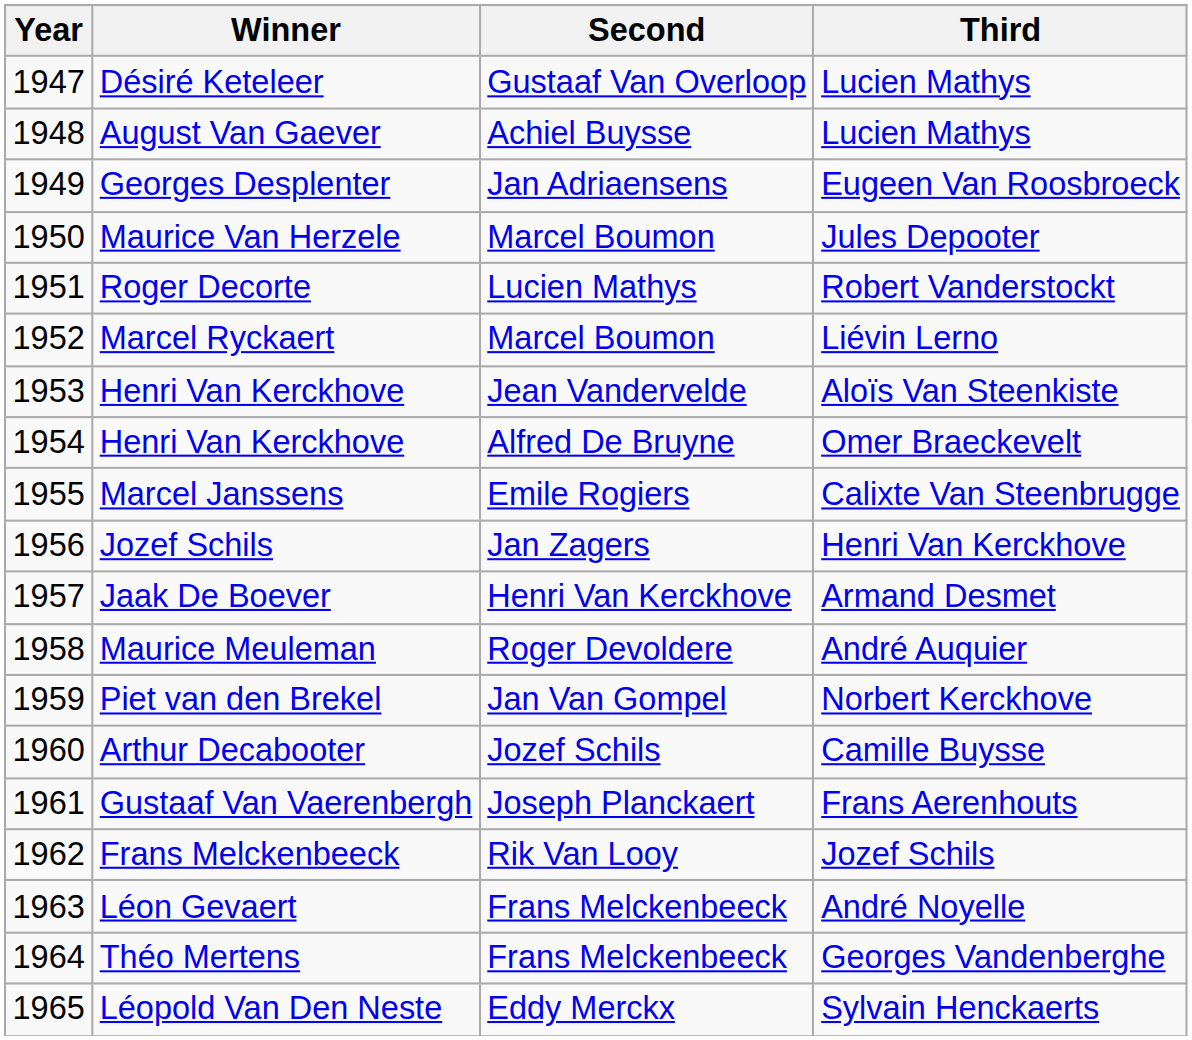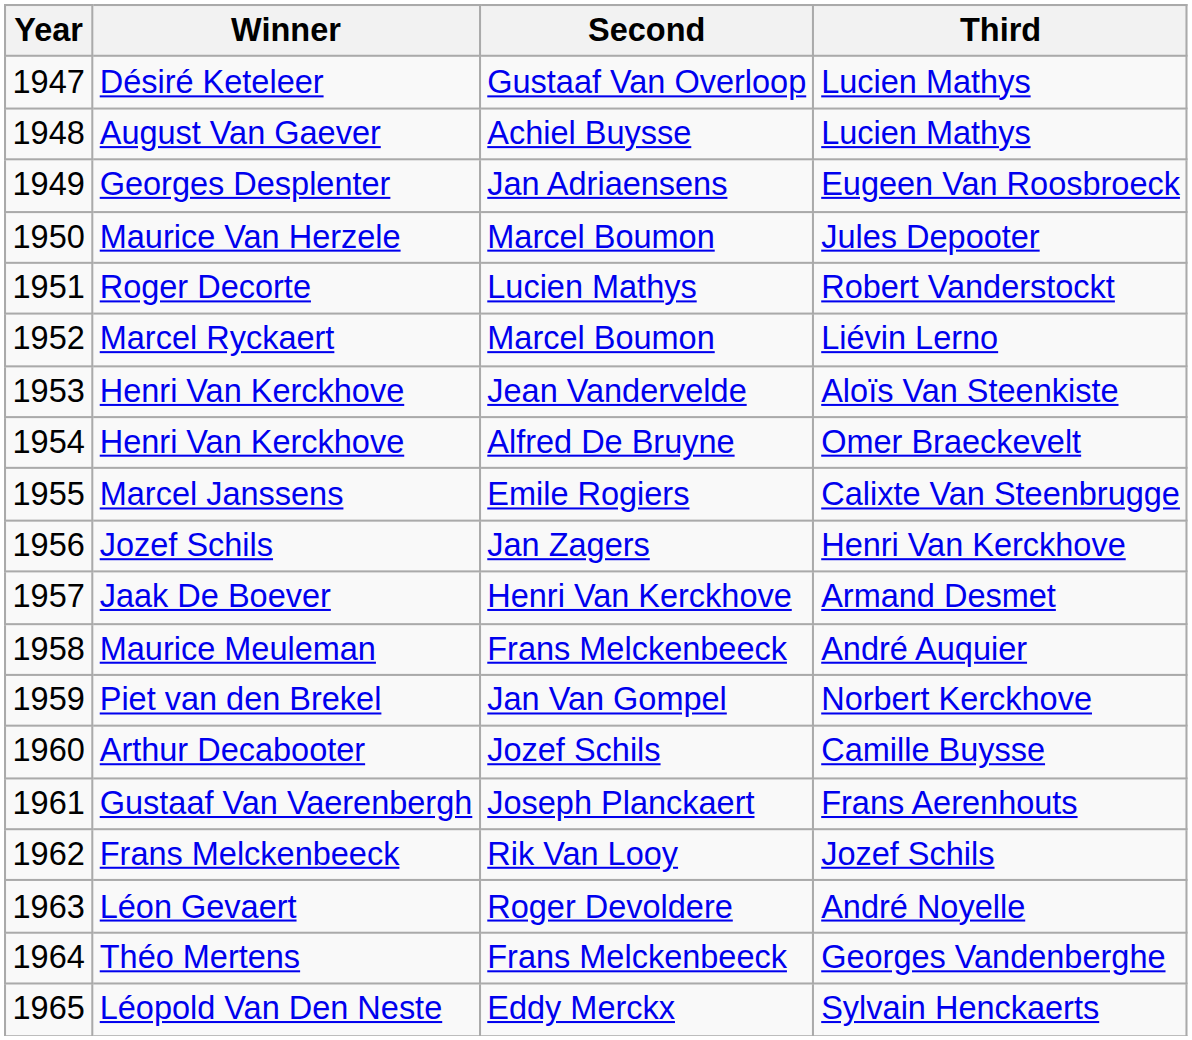(610, 648) Roger Devoldere -> (637, 648) Frans Melckenbeeck
(637, 905) Frans Melckenbeeck -> (610, 905) Roger Devoldere
